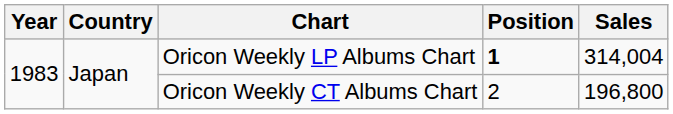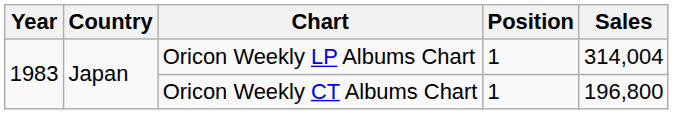(494, 56) bold -> (494, 56) normal
(494, 91) 2 -> (494, 91) 1
